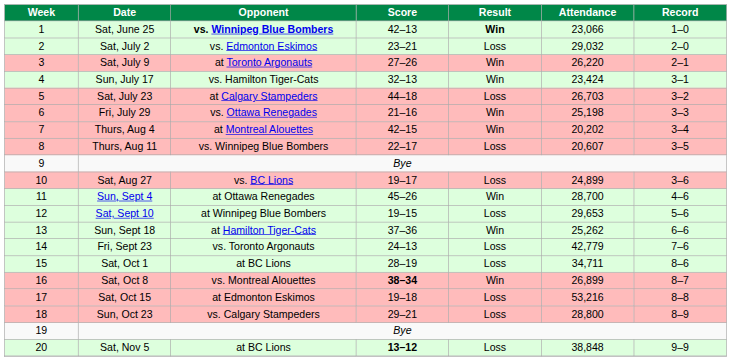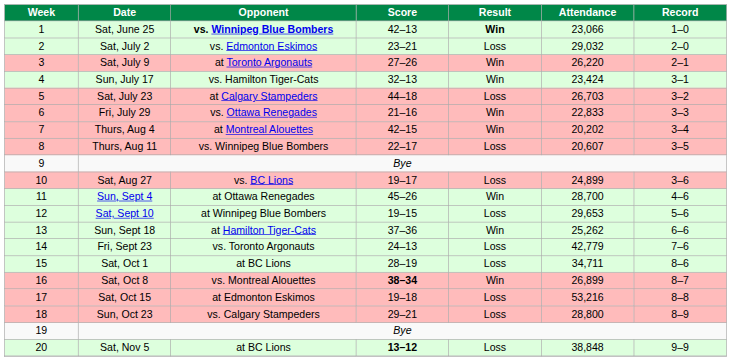(588, 113) 25,198 -> (588, 113) 22,833
